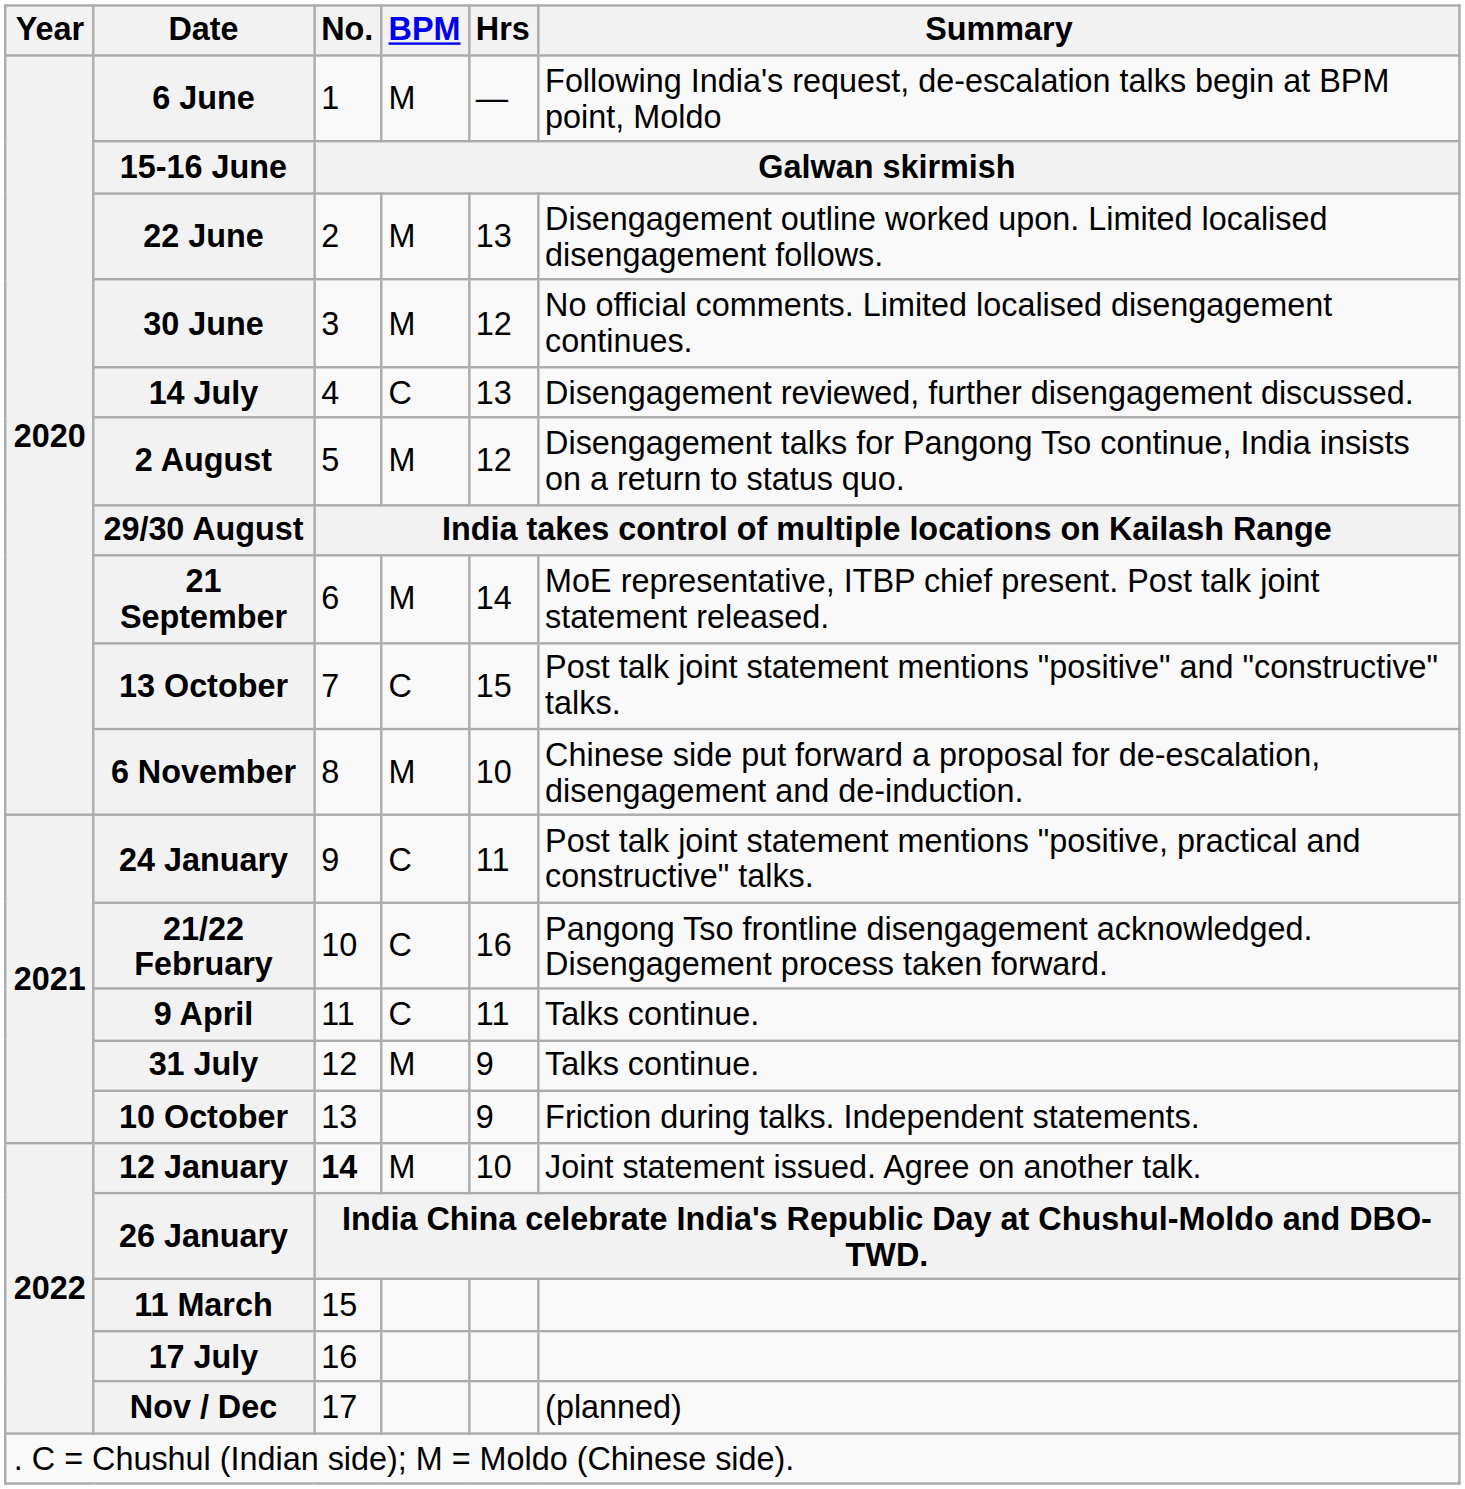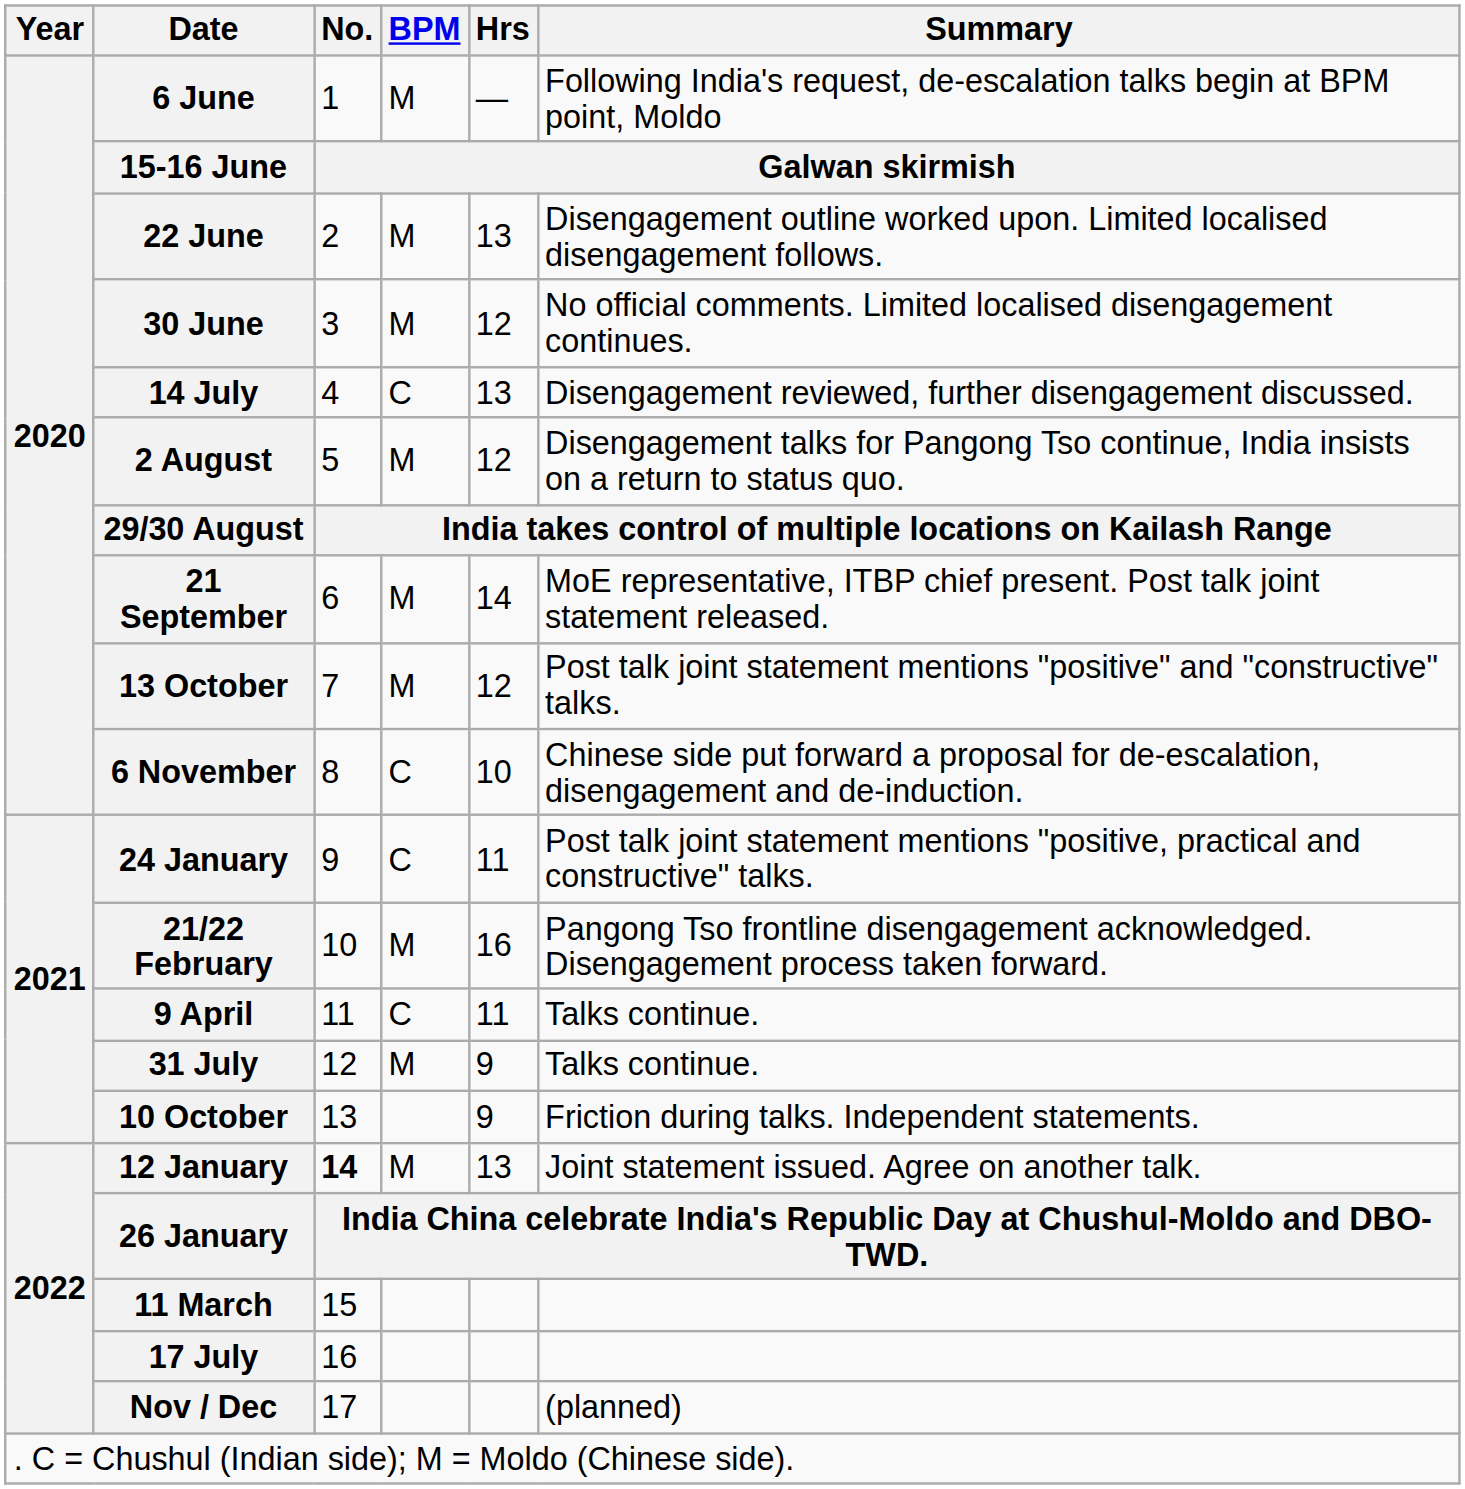(400, 686) C -> (402, 686) M
(494, 686) 15 -> (494, 686) 12
(402, 772) M -> (400, 772) C
(400, 946) C -> (402, 946) M
(494, 1168) 10 -> (494, 1168) 13
